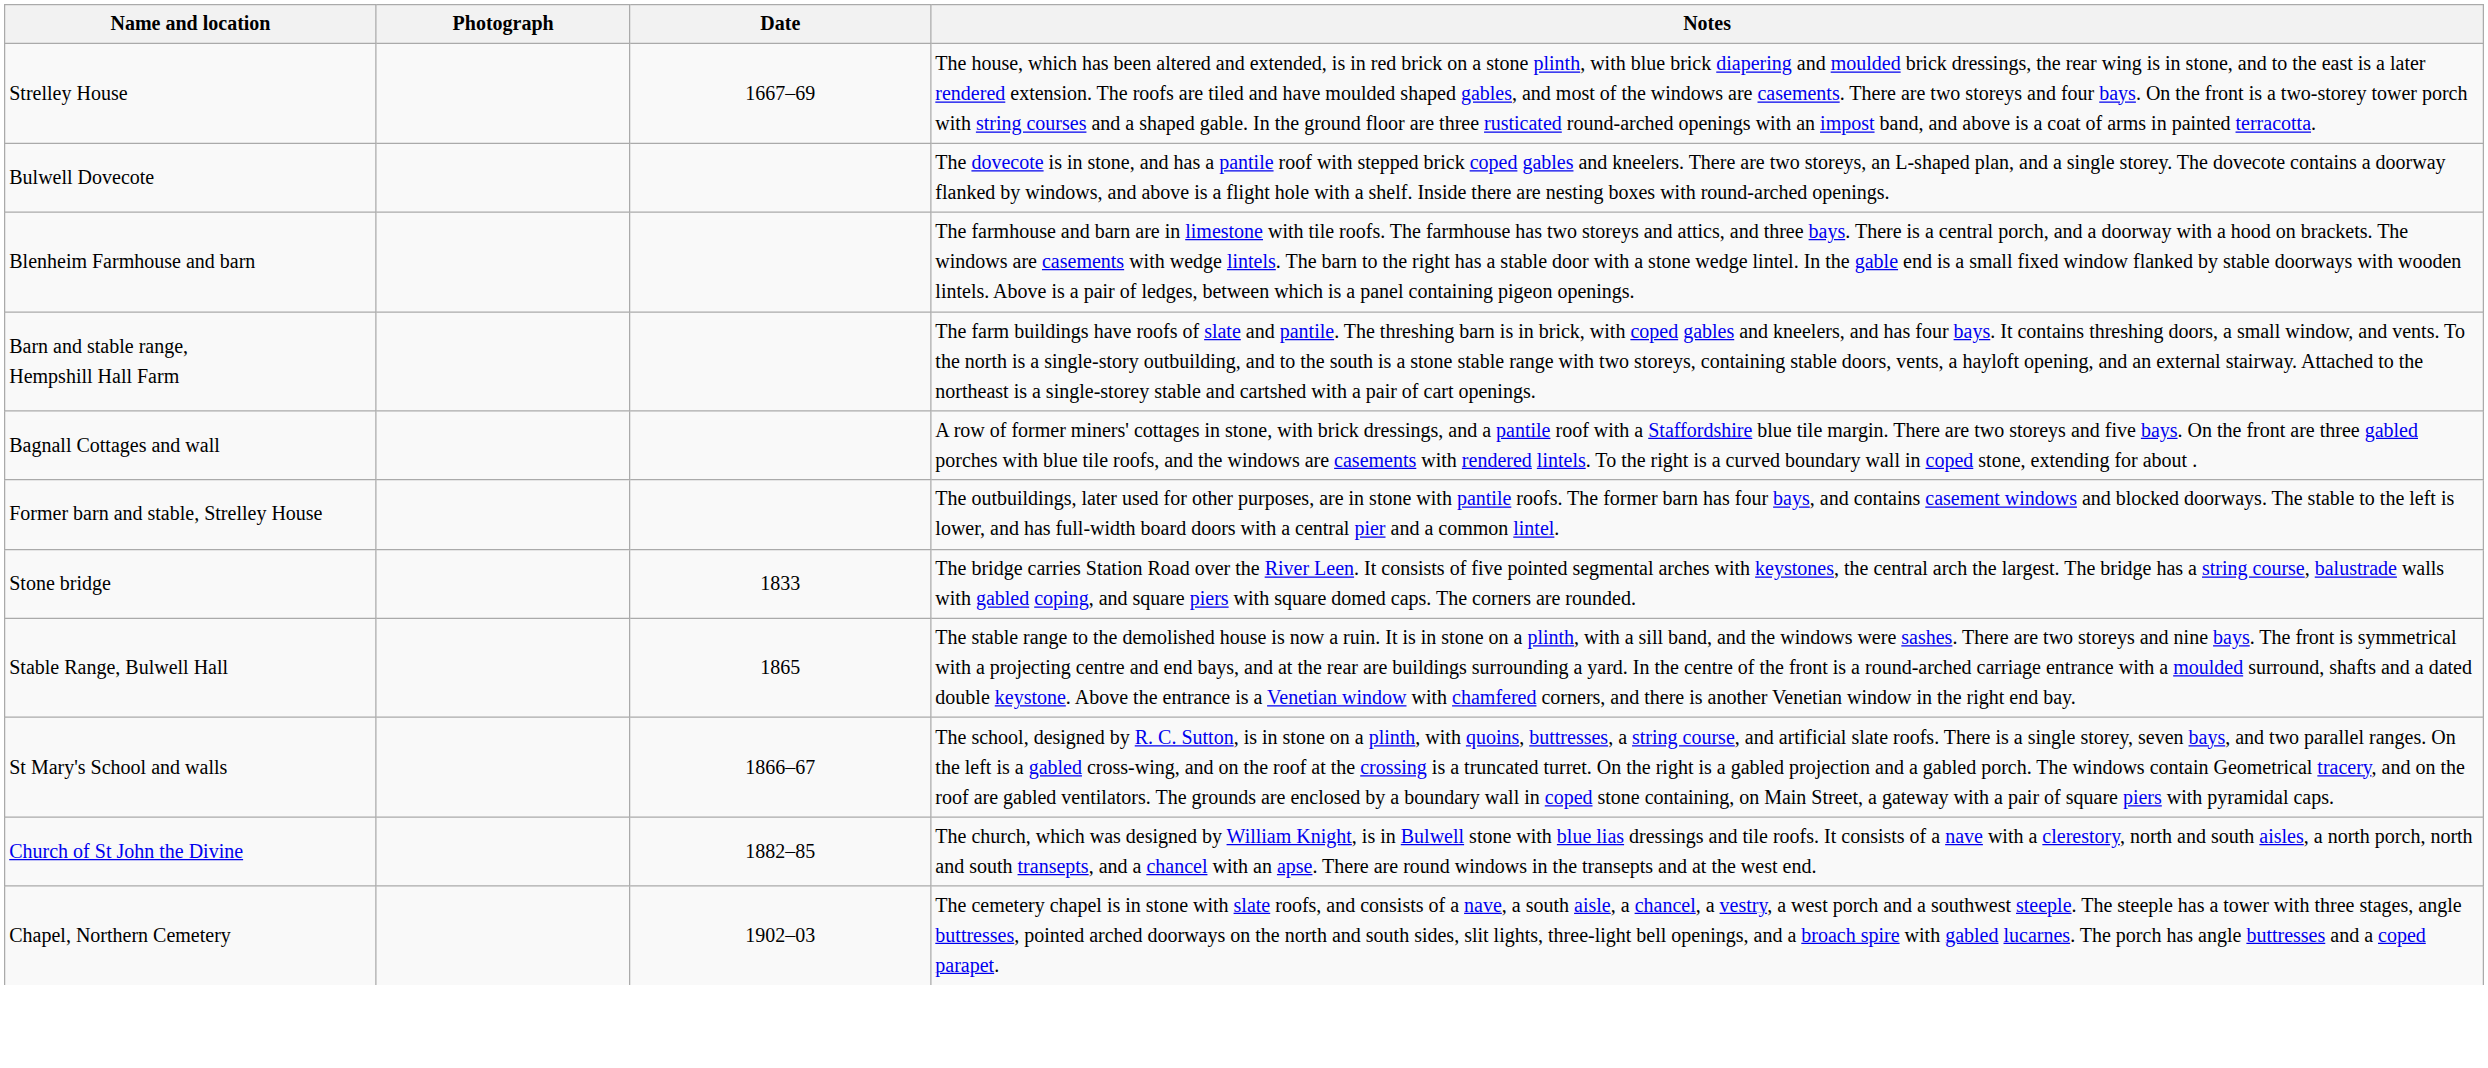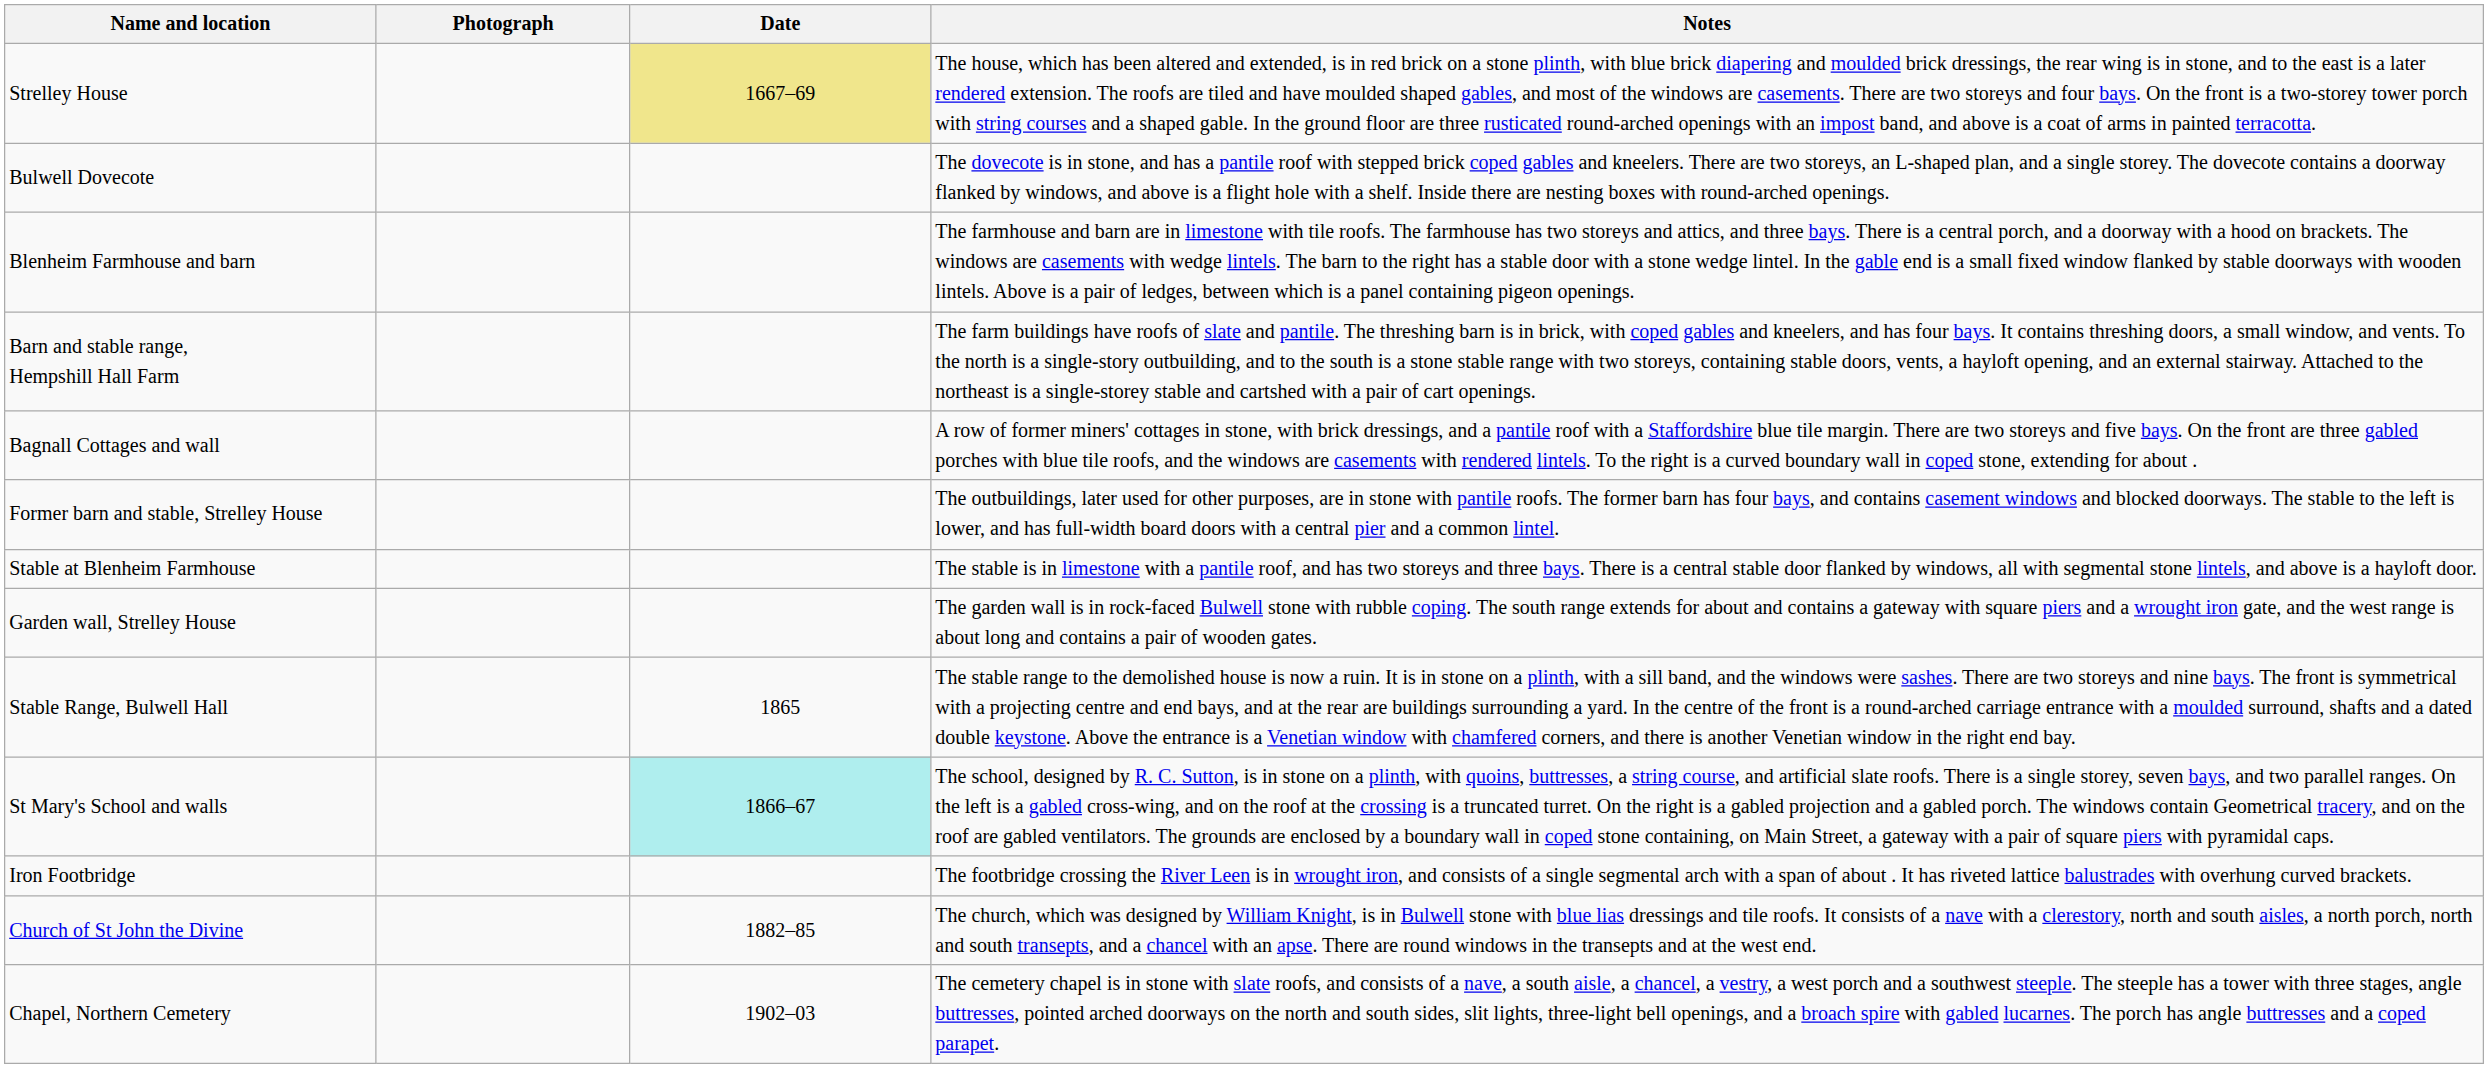(780, 93) no background -> (780, 93) khaki background
- row: (60, 583)
+ row: (132, 568)
+ row: (123, 622)
(780, 767) no background -> (780, 806) paleturquoise background
+ row: (72, 875)
